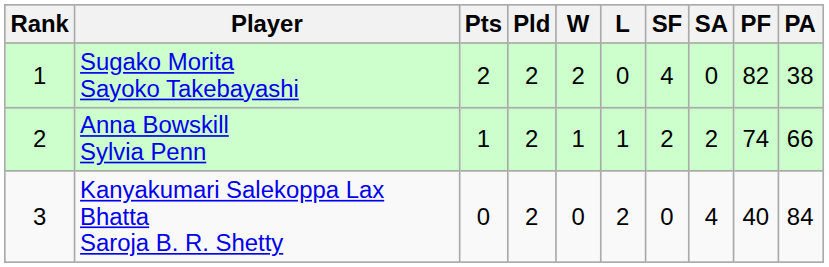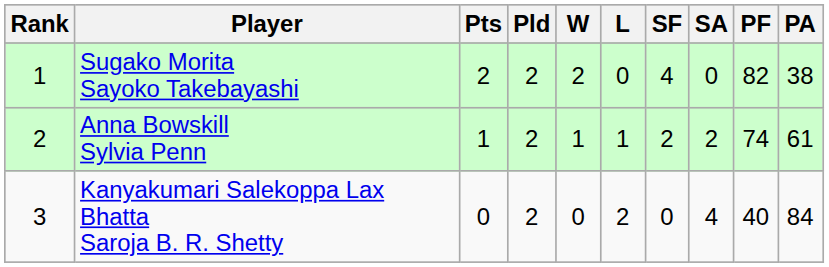(800, 139) 66 -> (800, 139) 61
